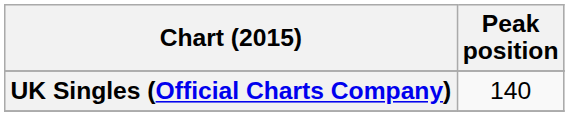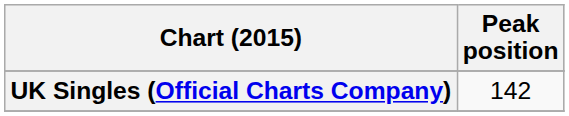(511, 90) 140 -> (511, 90) 142
